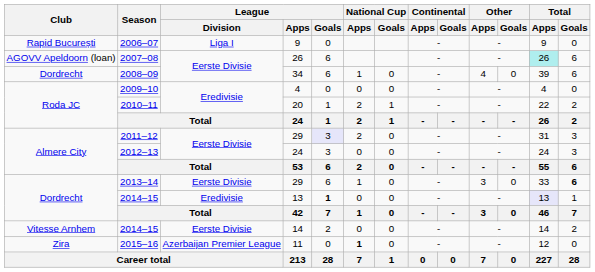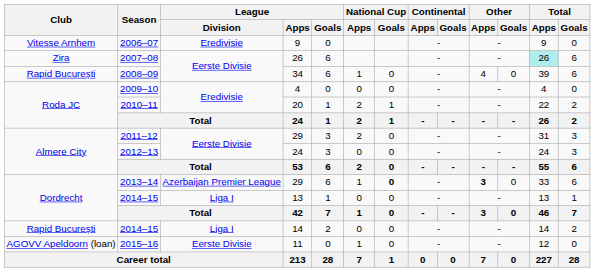(61, 43) Rapid București -> (61, 43) Vitesse Arnhem
(222, 43) Liga I -> (222, 43) Eredivisie
(61, 58) AGOVV Apeldoorn (loan) -> (61, 58) Zira
(61, 74) Dordrecht -> (61, 74) Rapid București
(328, 136) lavender background -> (328, 136) no background
(222, 182) Eerste Divisie -> (222, 182) Azerbaijan Premier League
(391, 182) normal -> (391, 182) bold
(483, 182) normal -> (483, 182) bold
(574, 182) bold -> (574, 182) normal
(222, 197) Eredivisie -> (222, 197) Liga I
(328, 197) bold -> (328, 197) normal
(544, 197) lavender background -> (544, 197) no background
(61, 228) Vitesse Arnhem -> (61, 228) Rapid București
(222, 228) Eerste Divisie -> (222, 228) Liga I
(61, 244) Zira -> (61, 244) AGOVV Apeldoorn (loan)
(222, 244) Azerbaijan Premier League -> (222, 244) Eerste Divisie
(359, 244) bold -> (359, 244) normal
